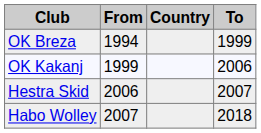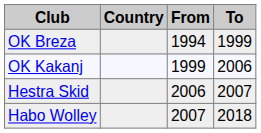columns swapped: (180, 17) <-> (123, 17)
